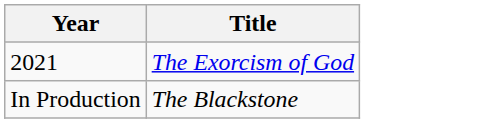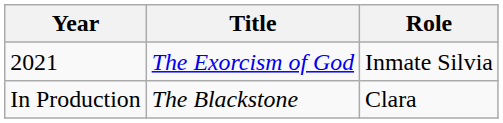+ column: (429, 23)
